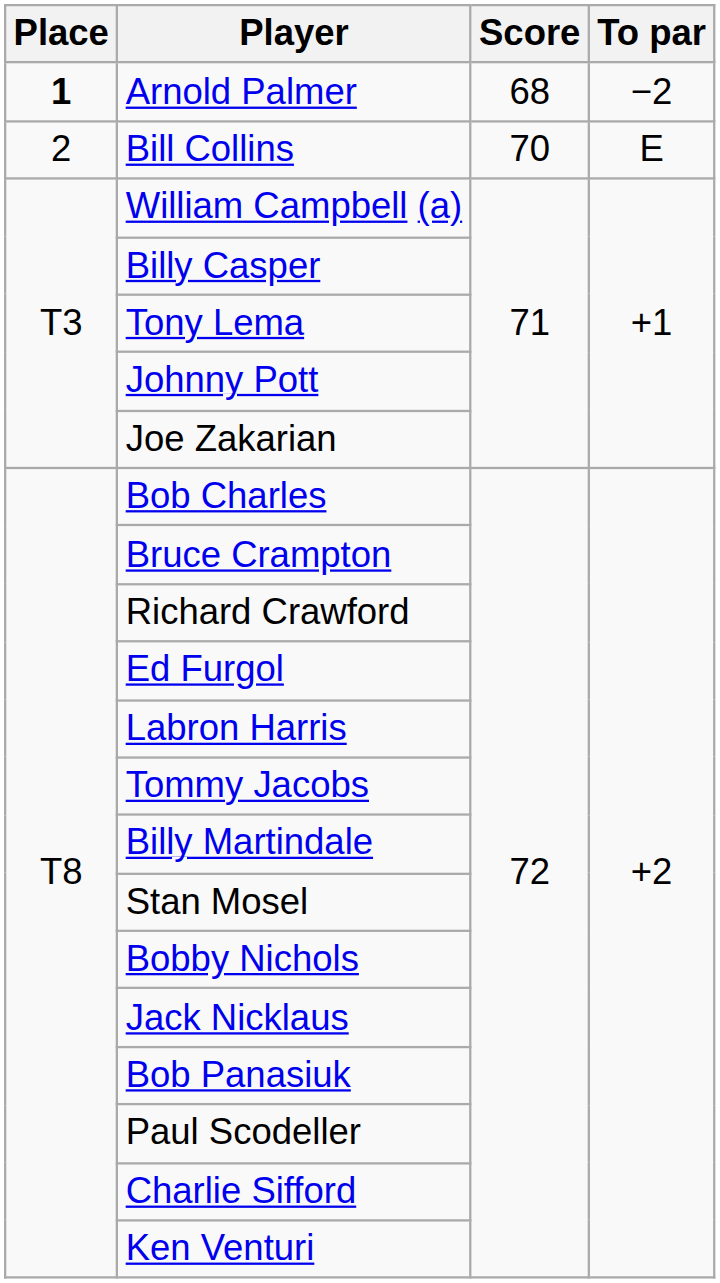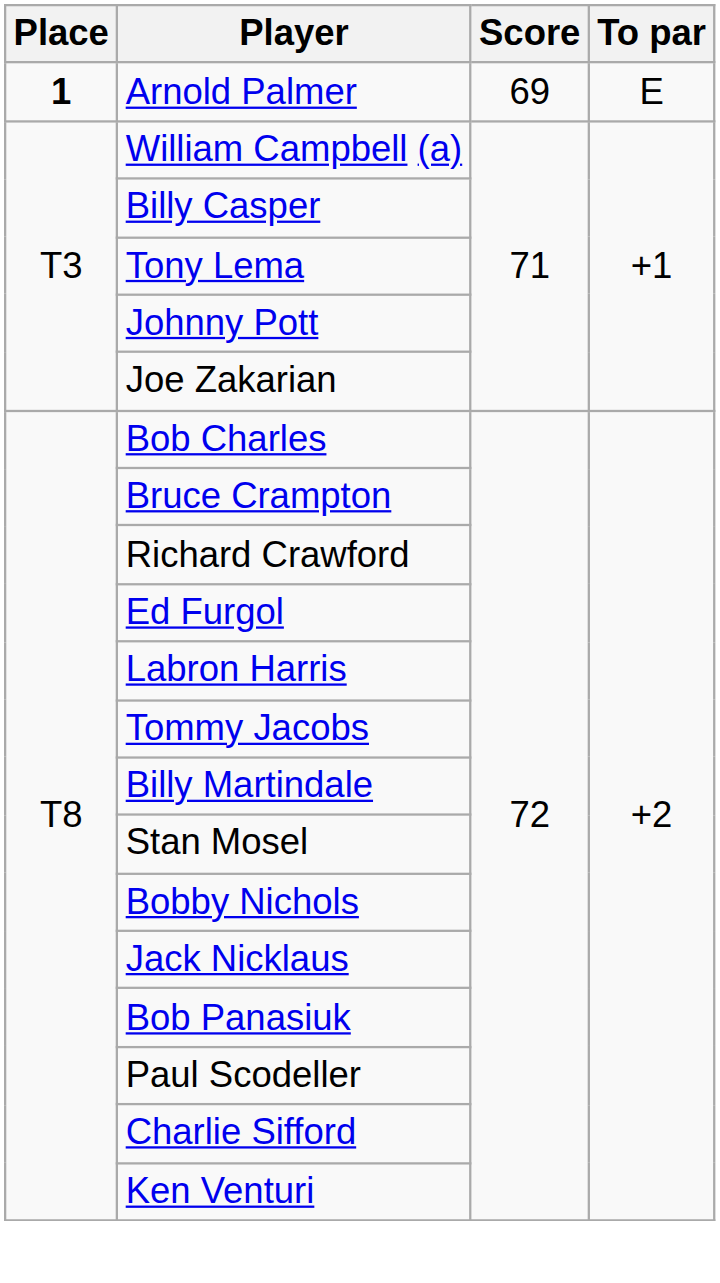(530, 91) 68 -> (530, 91) 69
(652, 91) −2 -> (652, 91) E
- row: (210, 149)
